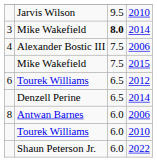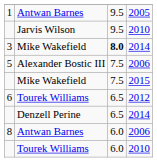+ row: (50, 13)
(9, 47) 4 -> (9, 64) 5
- row: (57, 149)
